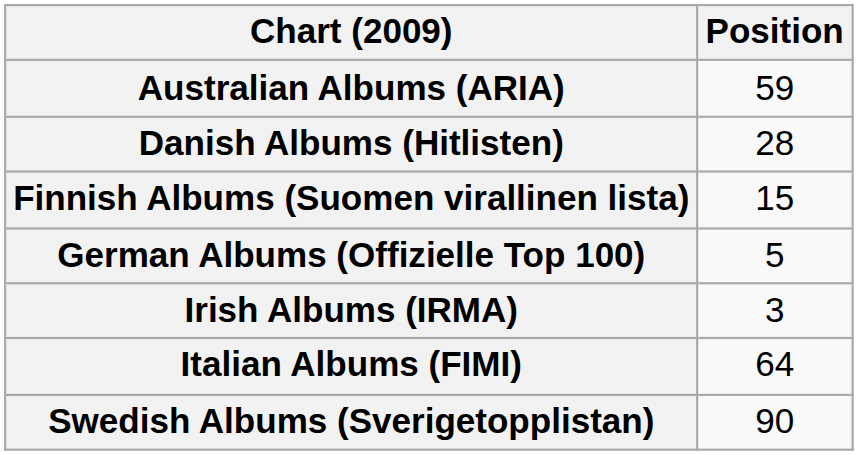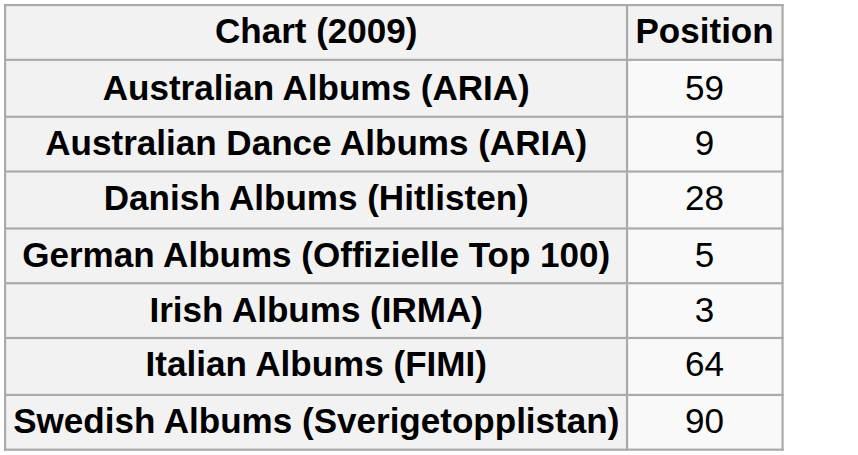+ row: (316, 143)
- row: (351, 198)
